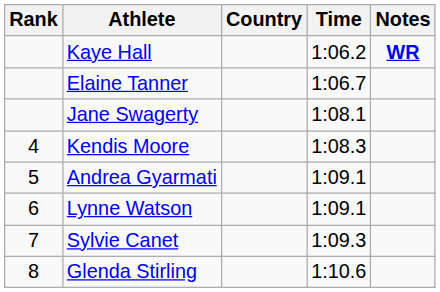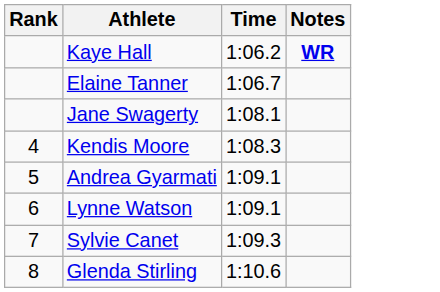- column: (264, 20)
